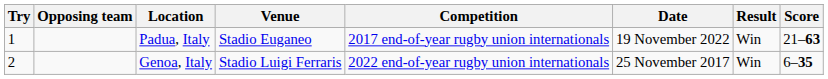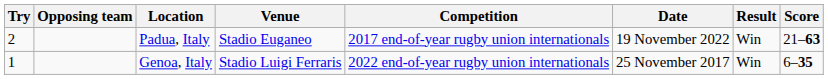(12, 39) 1 -> (12, 39) 2
(12, 62) 2 -> (12, 62) 1
